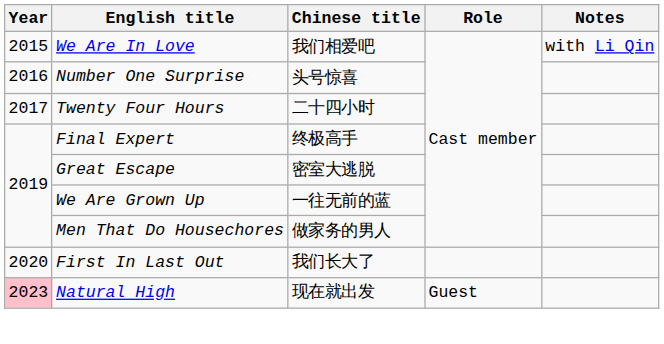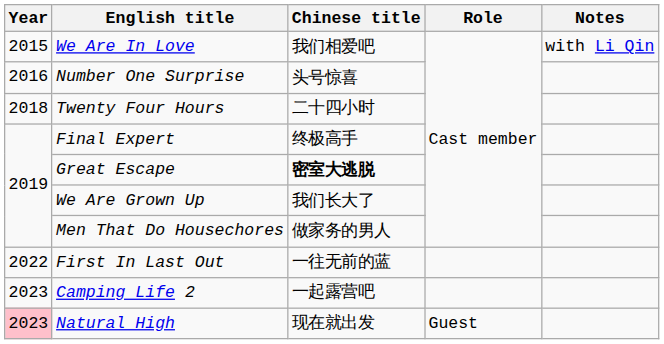(28, 108) 2017 -> (28, 108) 2018
(333, 170) normal -> (333, 170) bold
(341, 201) 一往无前的蓝 -> (333, 201) 我们长大了
(28, 262) 2020 -> (28, 262) 2022
(333, 263) 我们长大了 -> (341, 263) 一往无前的蓝
+ row: (125, 293)
